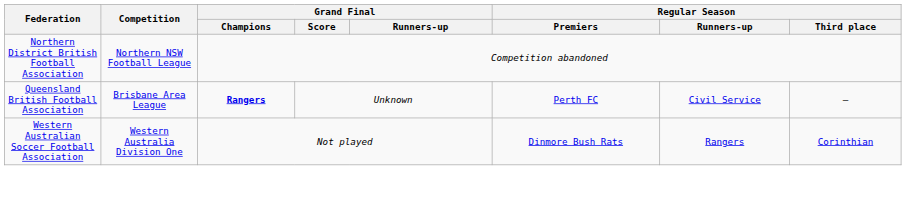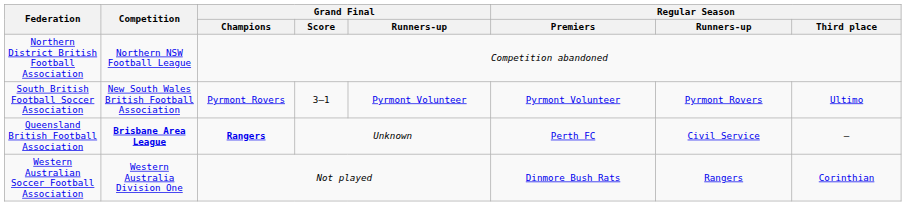+ row: (53, 100)
(149, 100) normal -> (149, 136) bold
